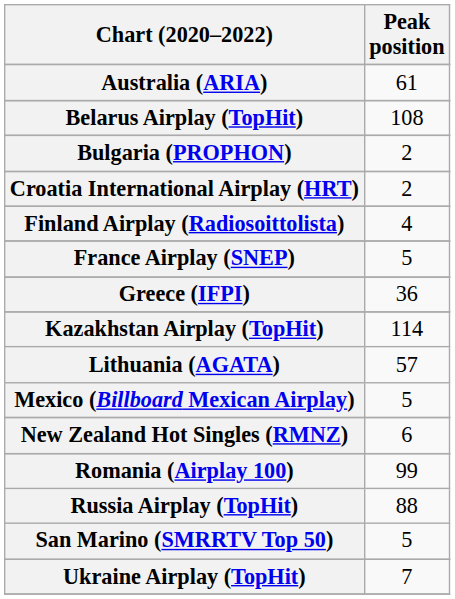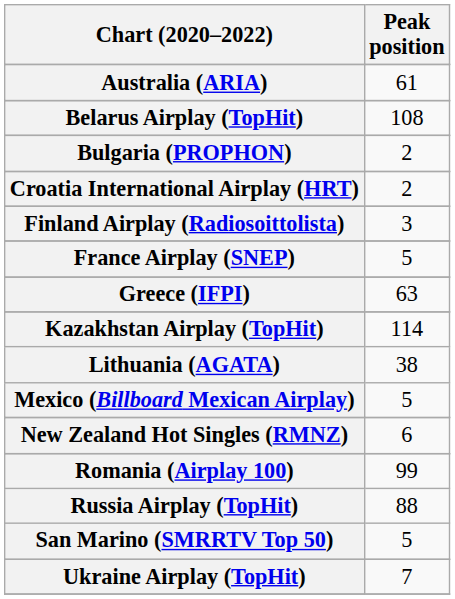(407, 223) 4 -> (407, 223) 3
(407, 294) 36 -> (407, 294) 63
(407, 364) 57 -> (407, 364) 38
